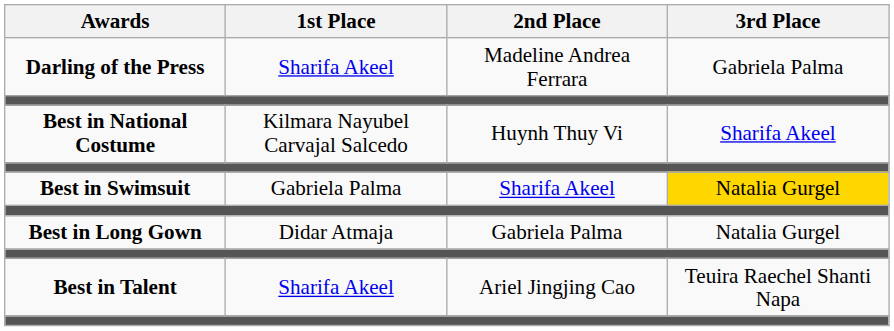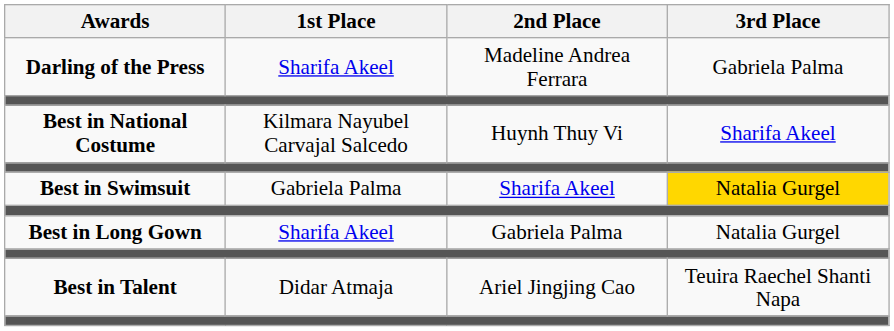(336, 231) Didar Atmaja -> (336, 231) Sharifa Akeel
(336, 287) Sharifa Akeel -> (336, 287) Didar Atmaja
